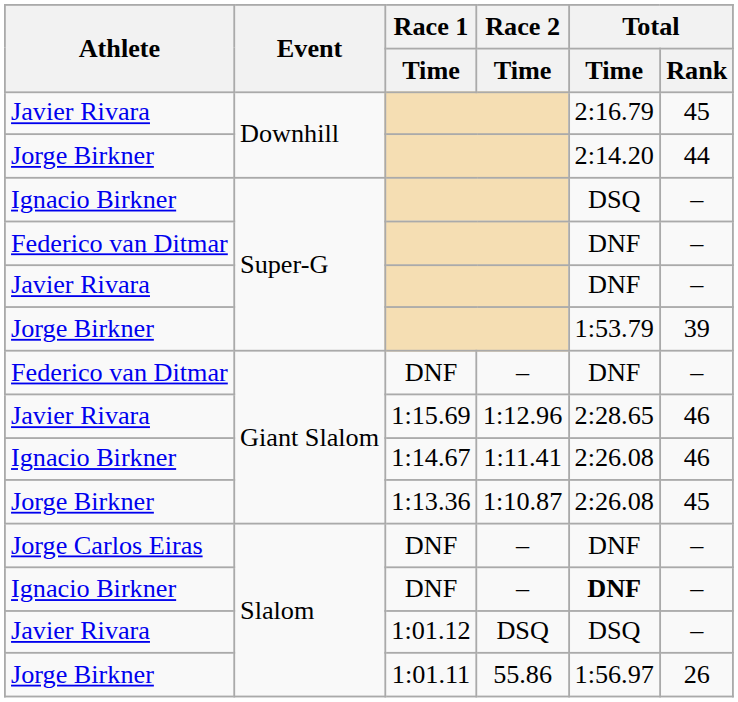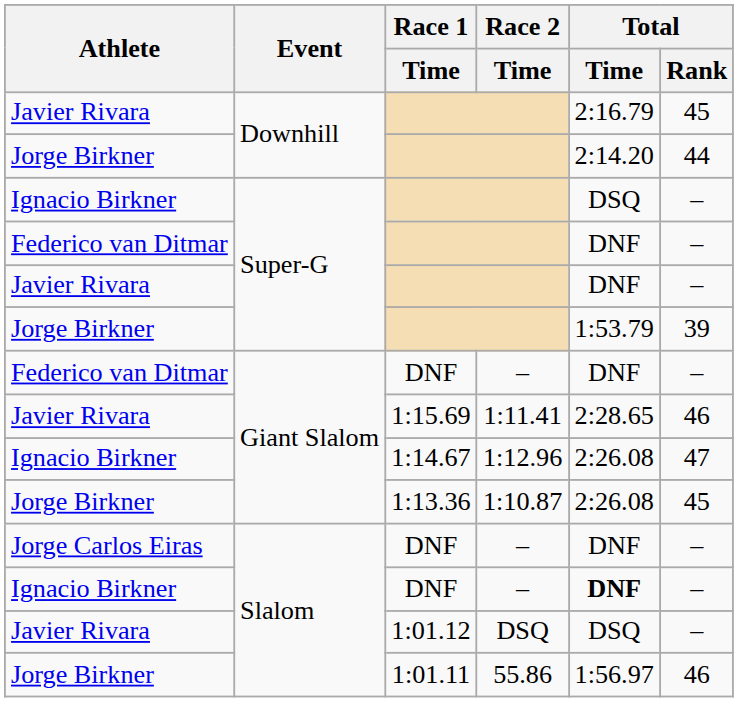(523, 415) 1:12.96 -> (523, 415) 1:11.41
(523, 458) 1:11.41 -> (523, 458) 1:12.96
(697, 458) 46 -> (697, 458) 47
(697, 674) 26 -> (697, 674) 46
